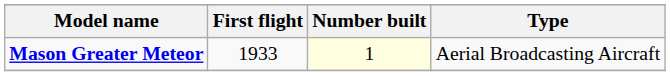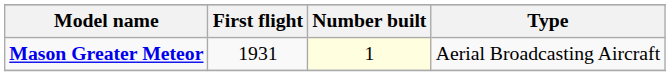(258, 53) 1933 -> (258, 53) 1931
